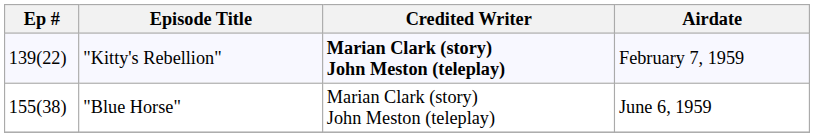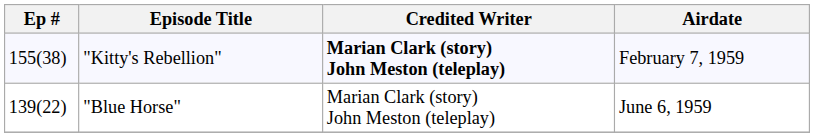(38, 58) 139(22) -> (38, 58) 155(38)
(38, 107) 155(38) -> (38, 107) 139(22)
